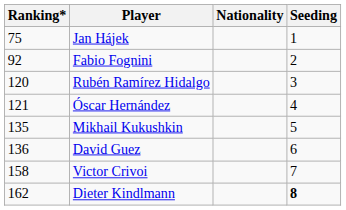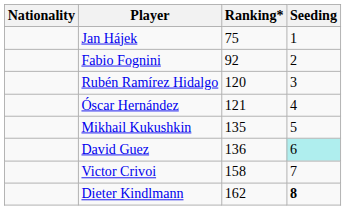columns swapped: (250, 15) <-> (37, 15)
(294, 149) no background -> (294, 149) paleturquoise background
